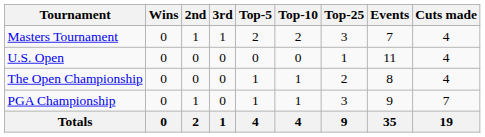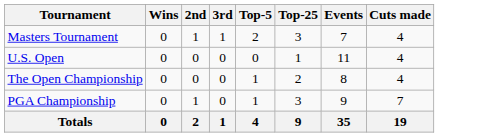- column: (298, 15)
